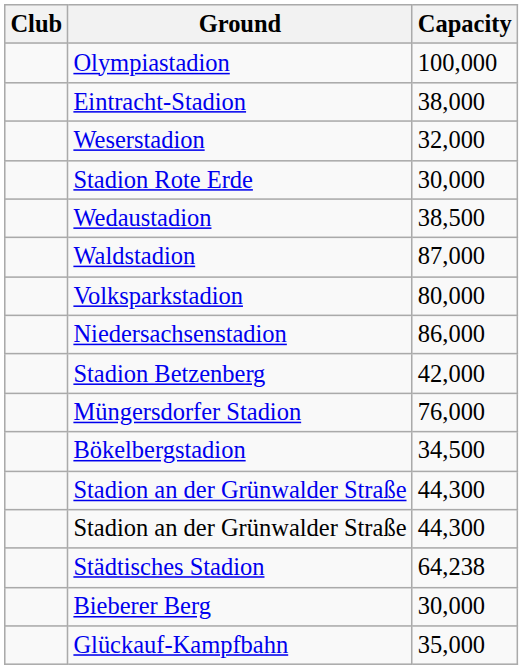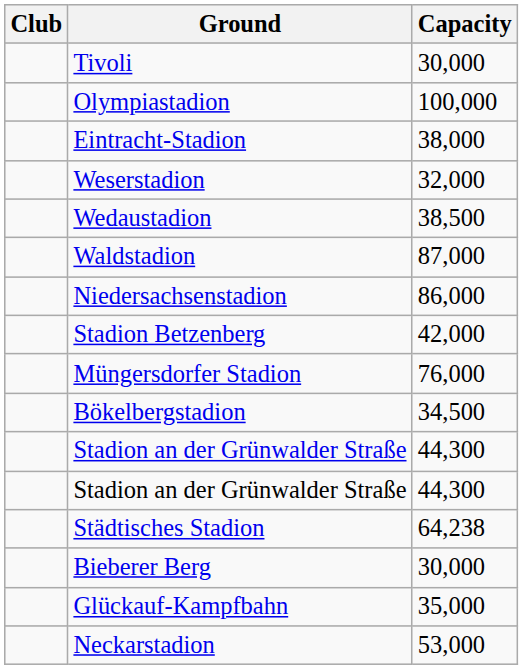+ row: (103, 62)
- row: (163, 179)
- row: (158, 295)
+ row: (144, 645)
